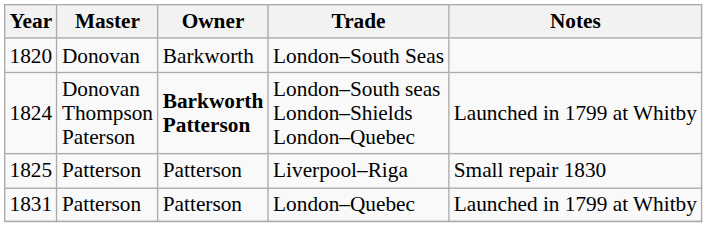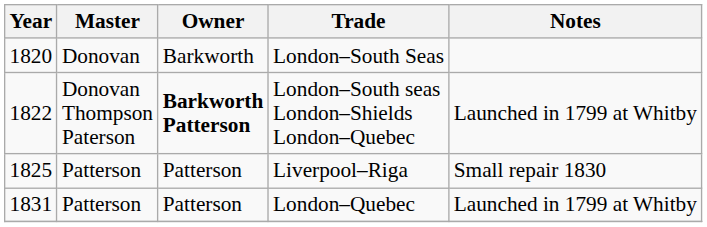(31, 112) 1824 -> (31, 112) 1822
